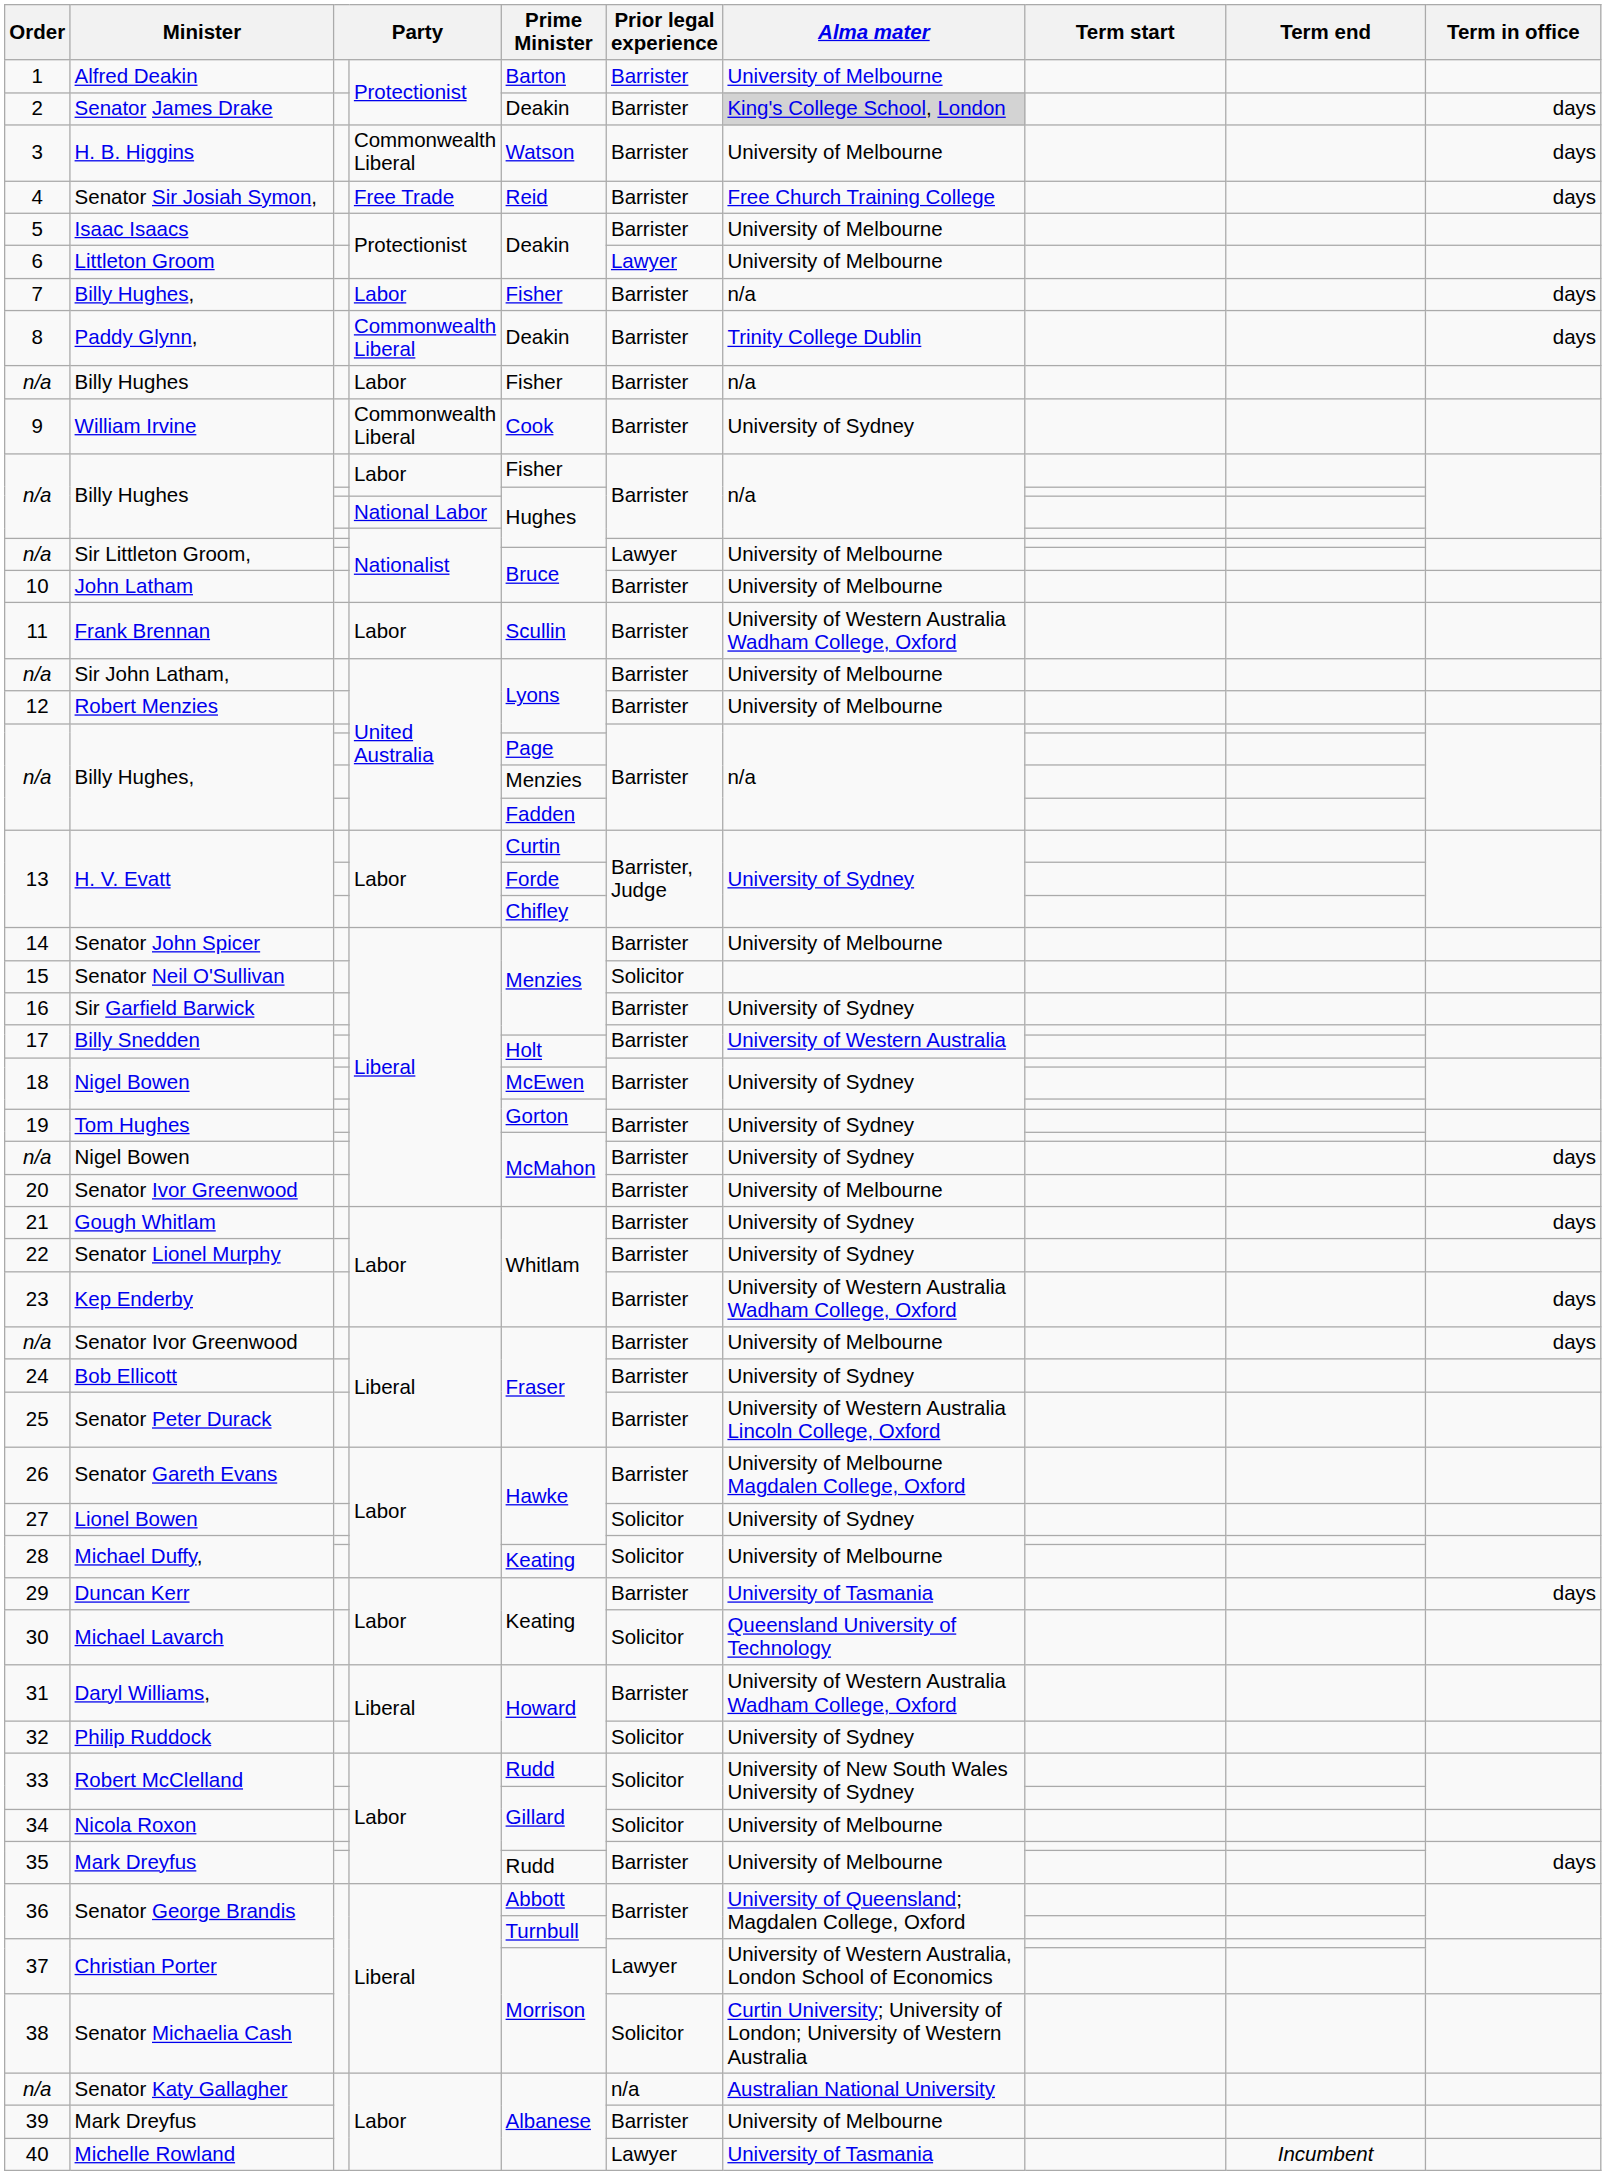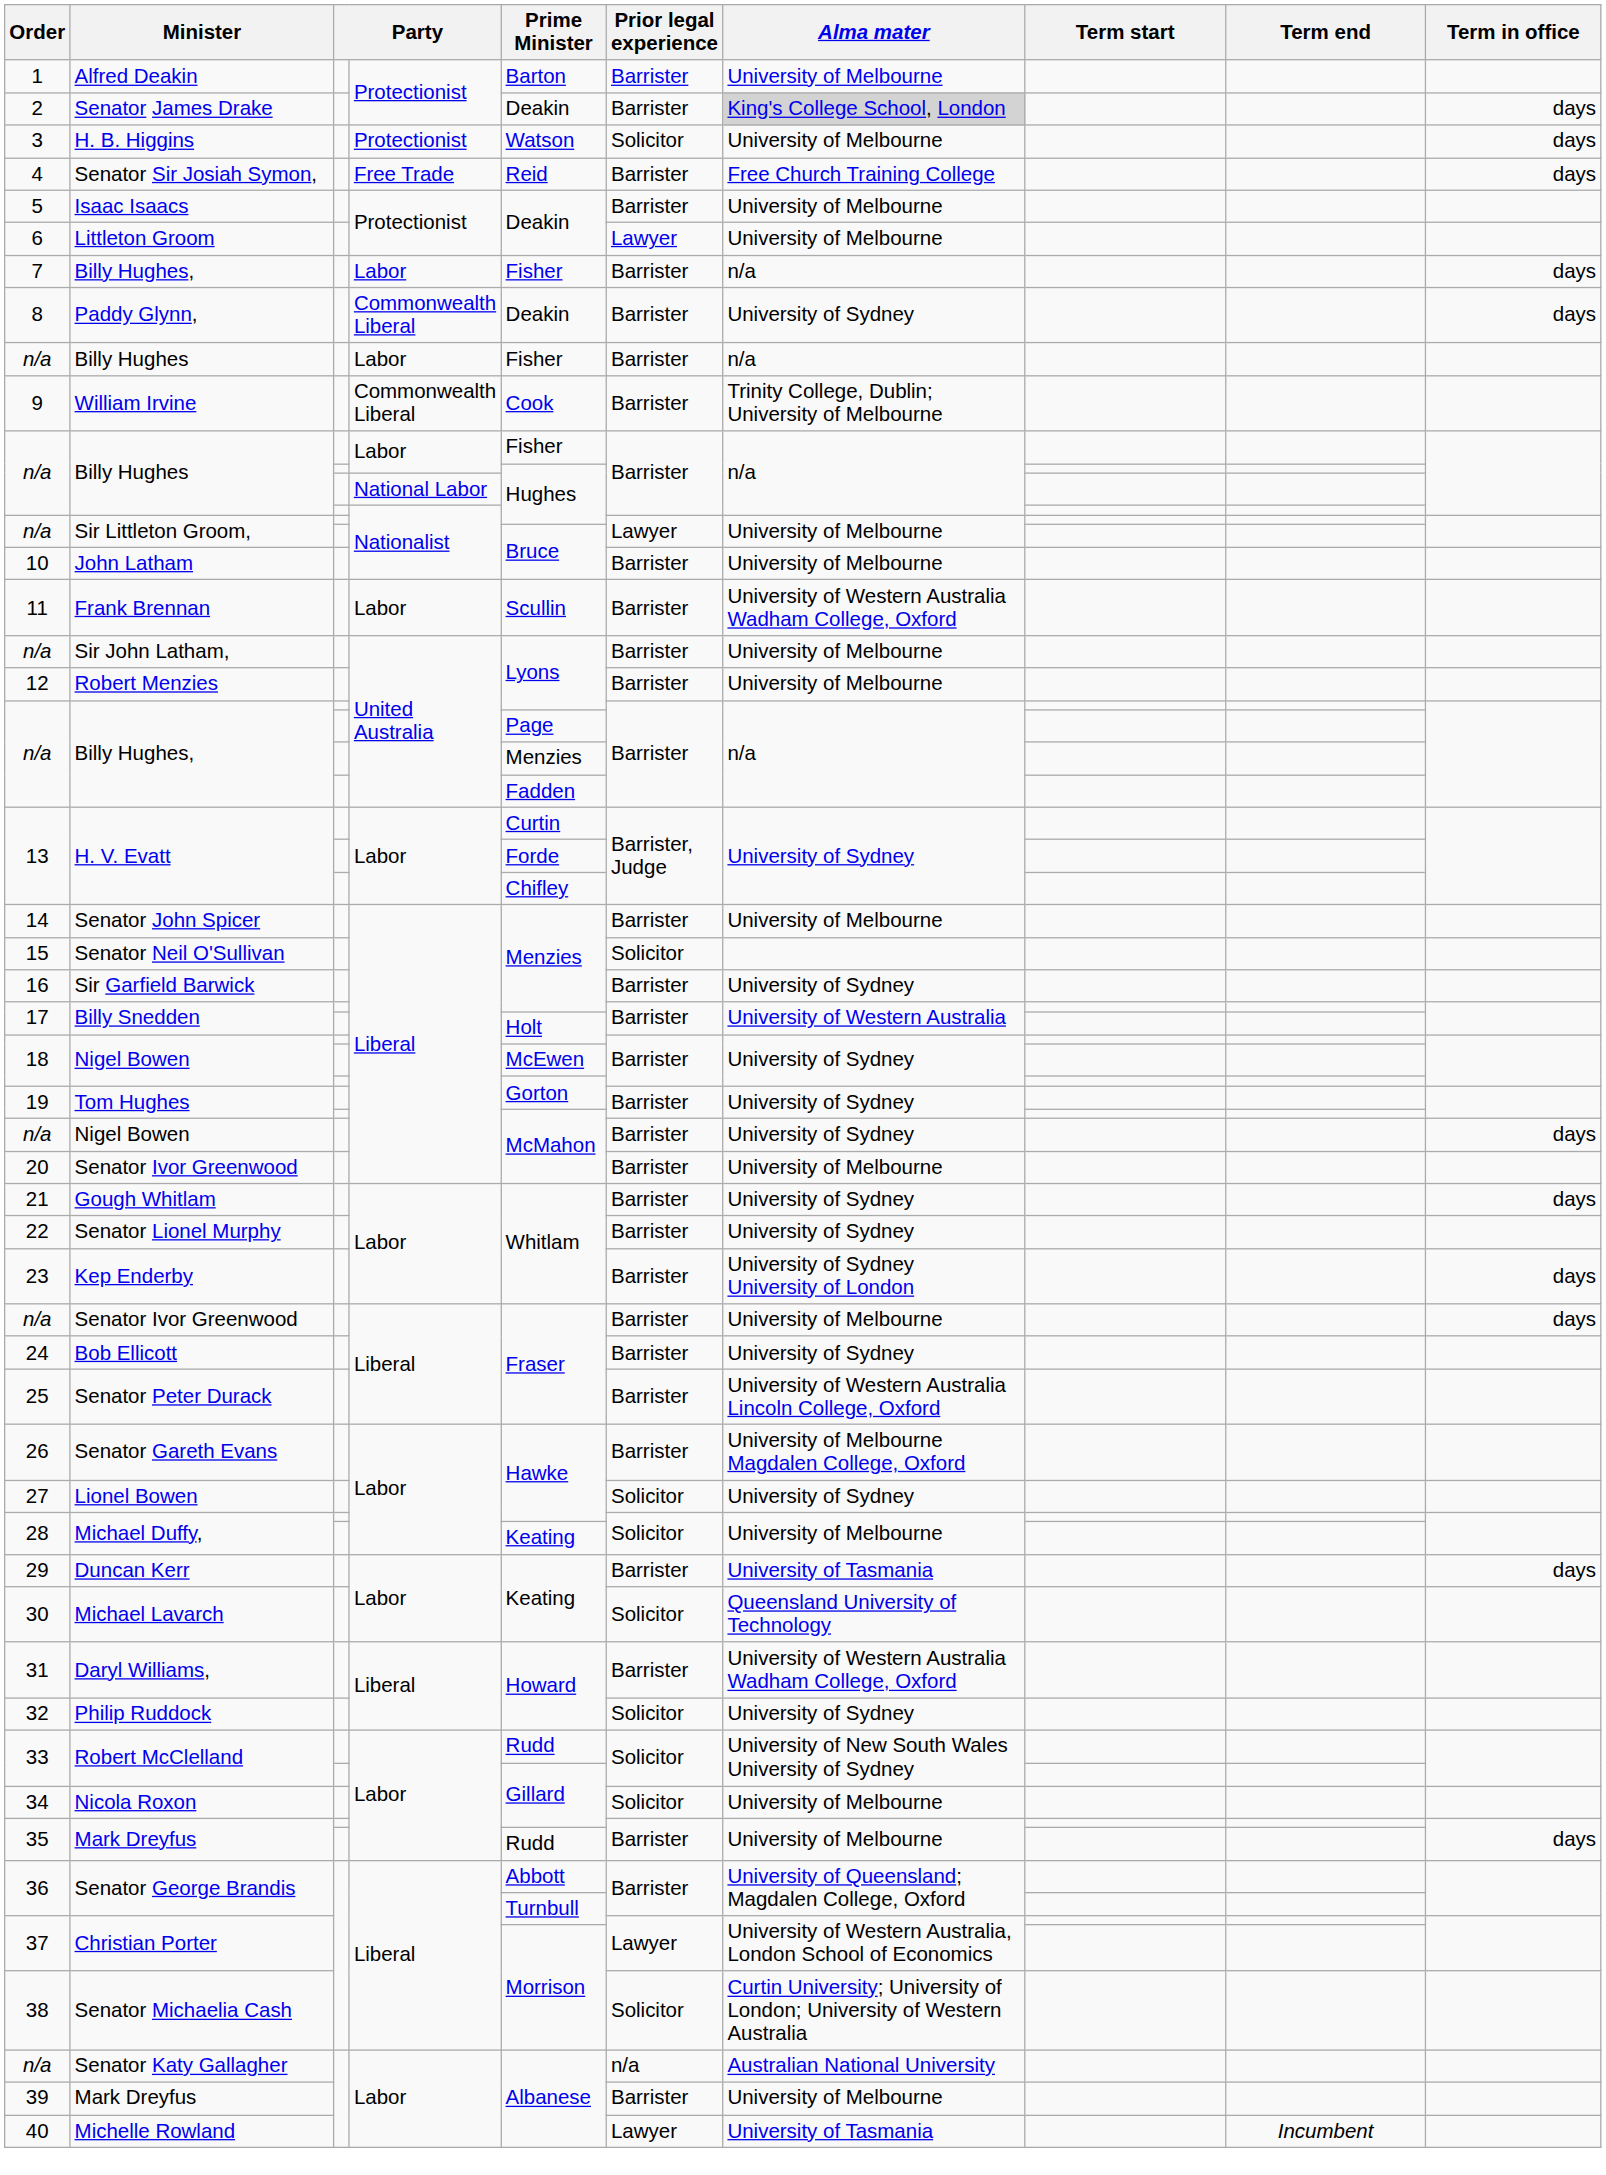(425, 152) Commonwealth Liberal -> (410, 141) Protectionist
(650, 152) Barrister -> (647, 141) Solicitor
(824, 338) Trinity College Dublin -> (821, 315) University of Sydney
(821, 426) University of Sydney -> (835, 403) Trinity College, Dublin; University of Melbourne
(867, 1298) University of Western Australia Wadham College, Oxford -> (821, 1275) University of Sydney University of London
